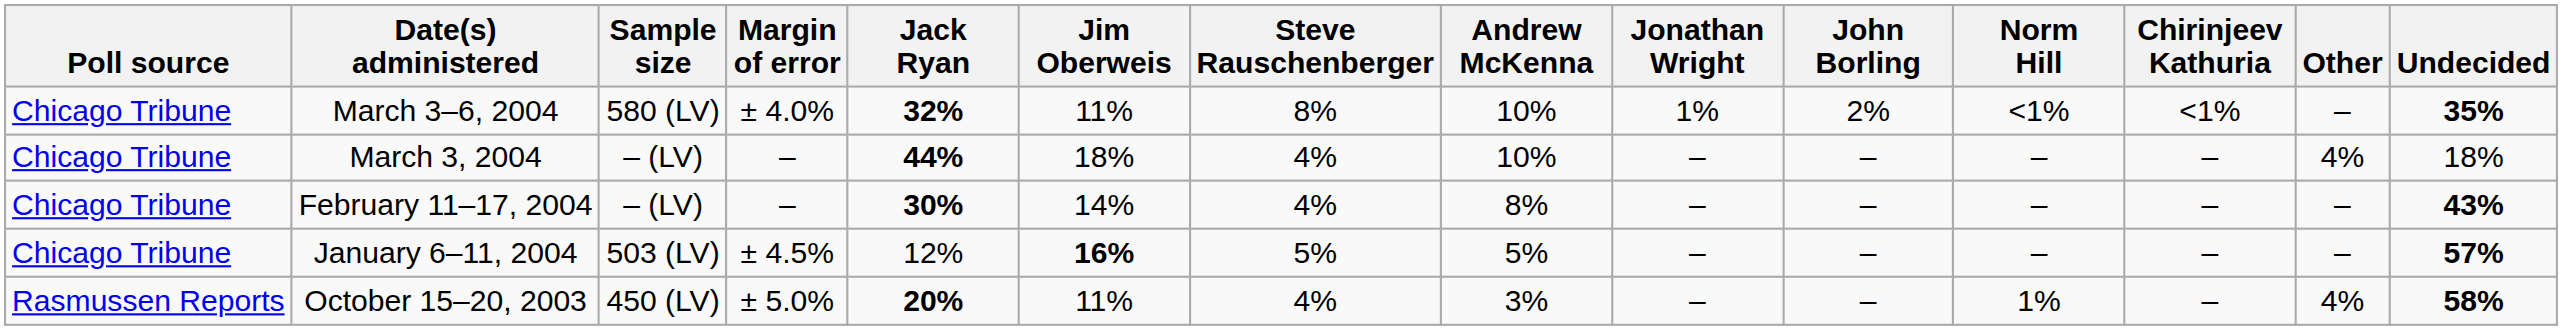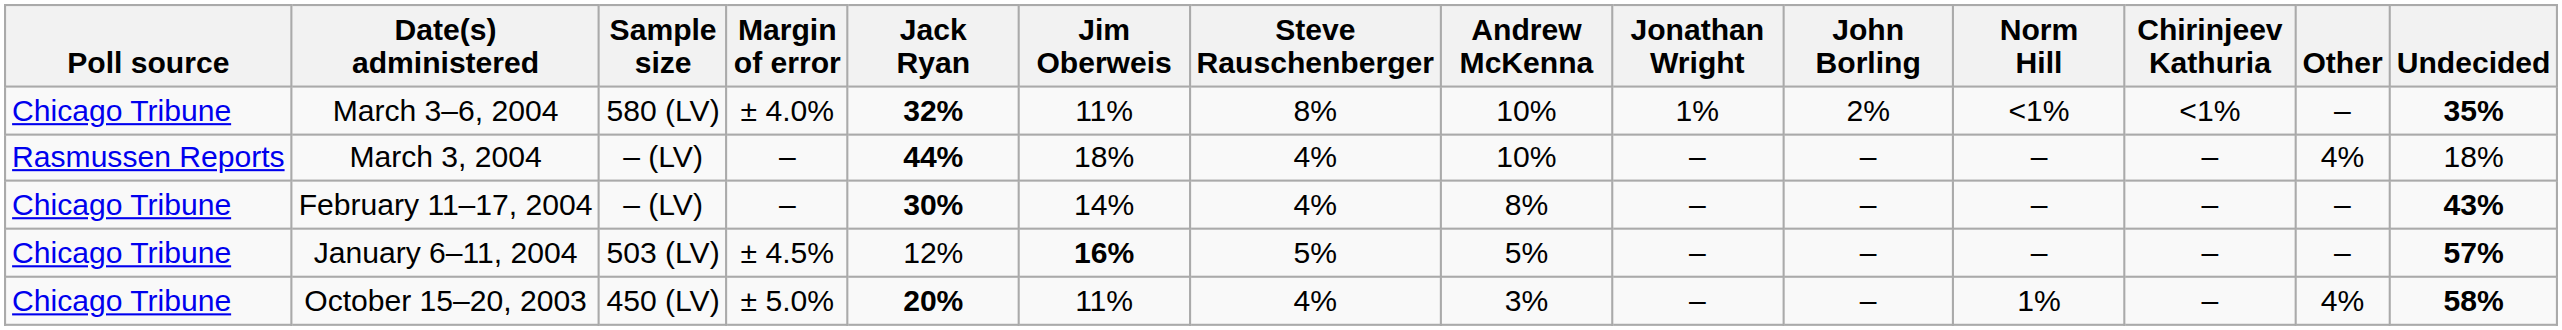(122, 158) Chicago Tribune -> (148, 158) Rasmussen Reports
(148, 300) Rasmussen Reports -> (122, 300) Chicago Tribune
